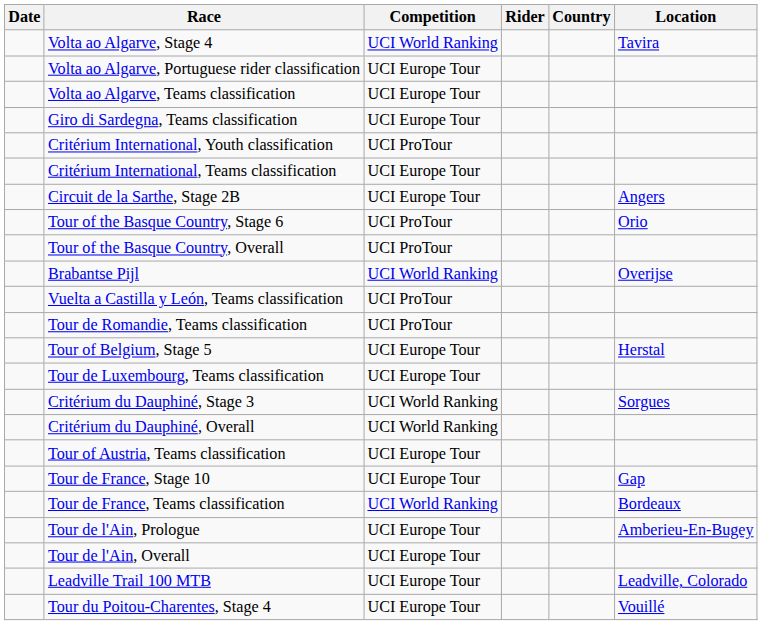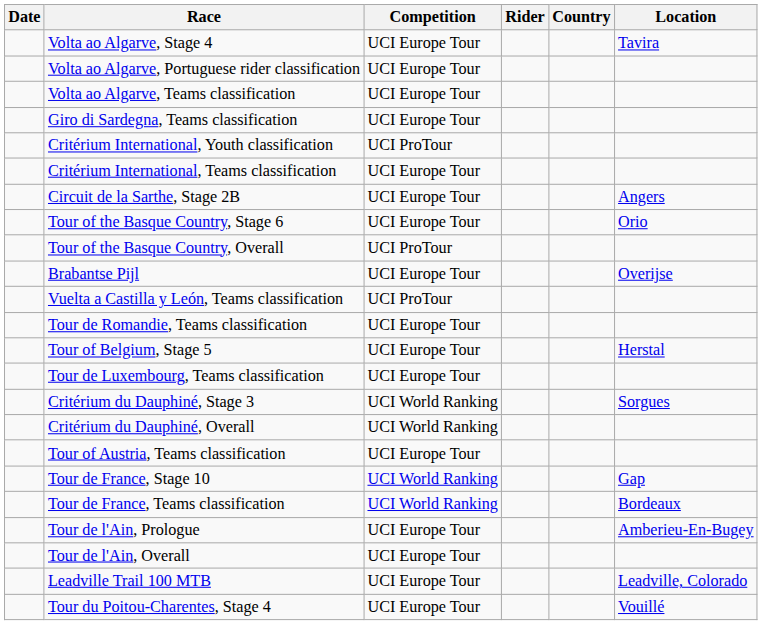(433, 42) UCI World Ranking -> (424, 42) UCI Europe Tour
(410, 222) UCI ProTour -> (424, 222) UCI Europe Tour
(433, 273) UCI World Ranking -> (424, 273) UCI Europe Tour
(410, 324) UCI ProTour -> (424, 324) UCI Europe Tour
(424, 478) UCI Europe Tour -> (433, 478) UCI World Ranking
